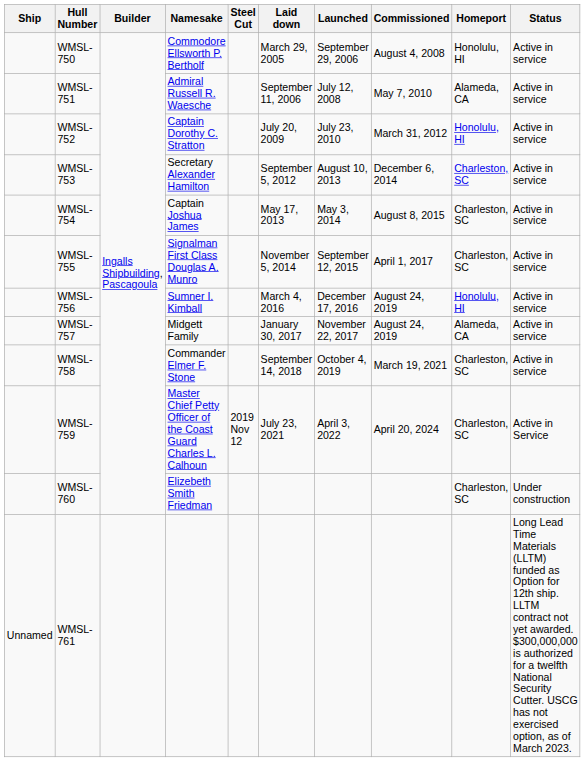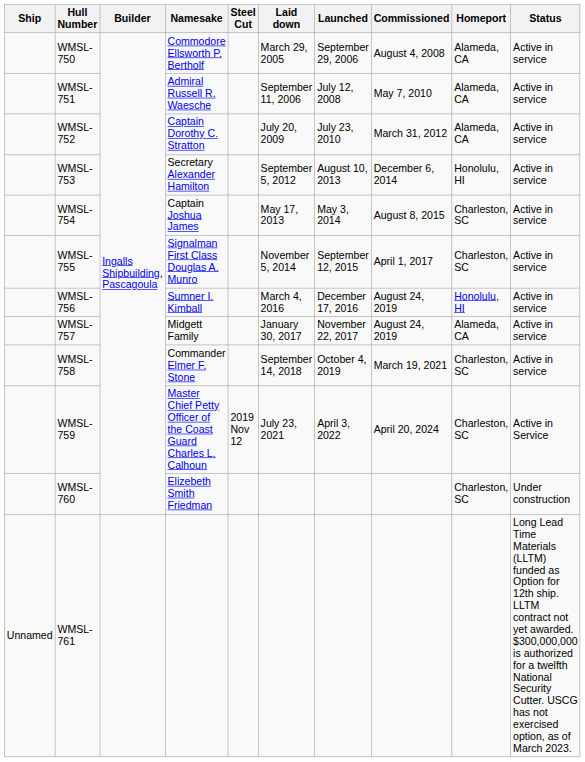(477, 53) Honolulu, HI -> (477, 53) Alameda, CA
(477, 134) Honolulu, HI -> (477, 134) Alameda, CA
(481, 174) Charleston, SC -> (477, 174) Honolulu, HI
